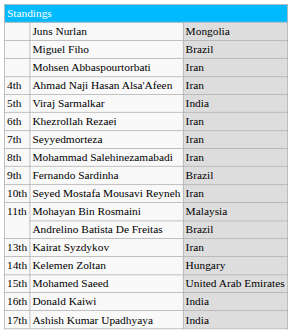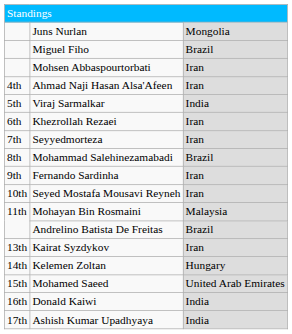(195, 157) Iran -> (199, 157) Brazil
(199, 175) Brazil -> (195, 175) Iran
